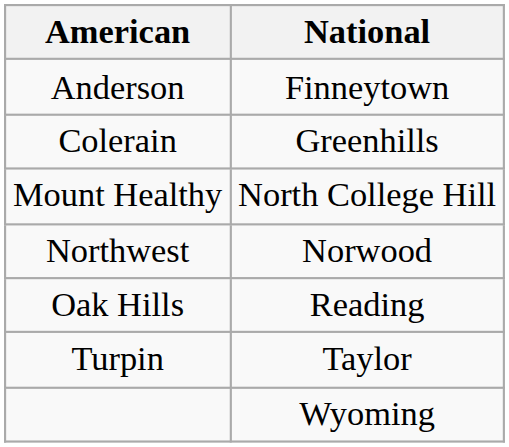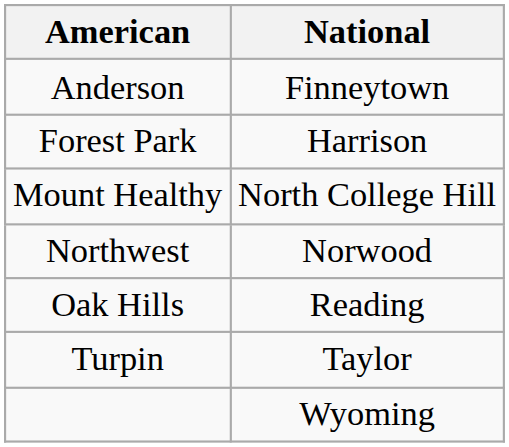- row: (118, 140)
+ row: (118, 140)
